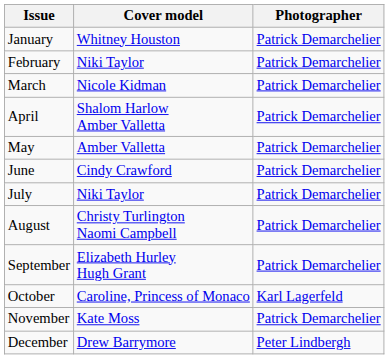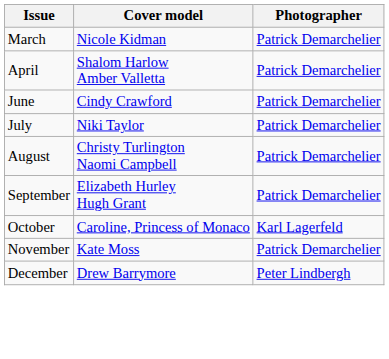- row: (30, 39)
- row: (34, 62)
- row: (21, 147)
